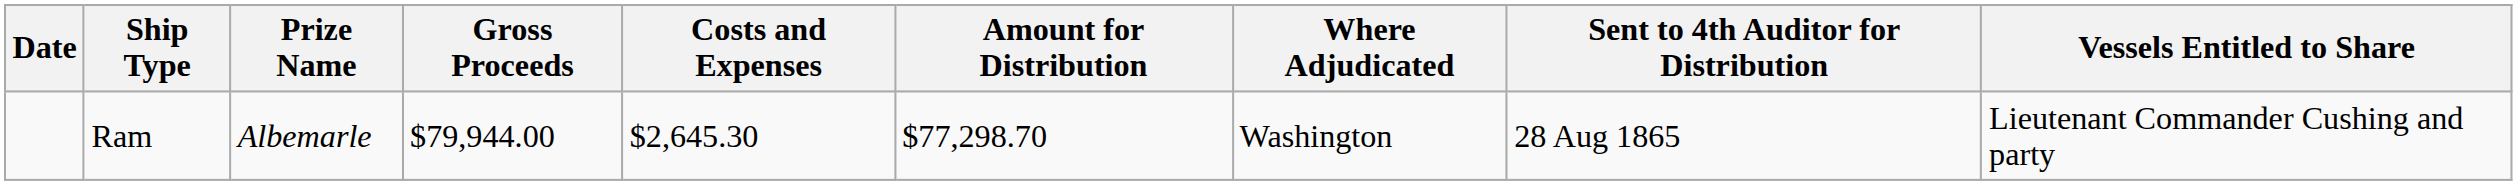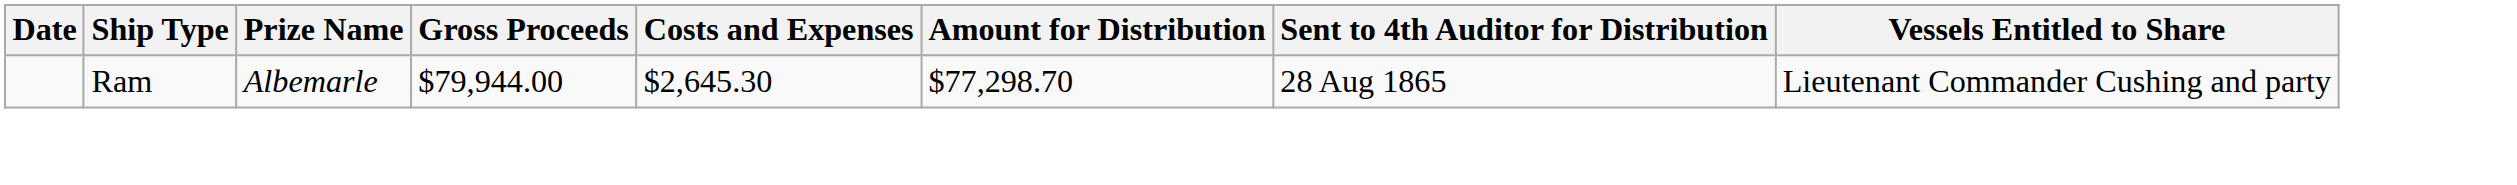- column: (1369, 48)
